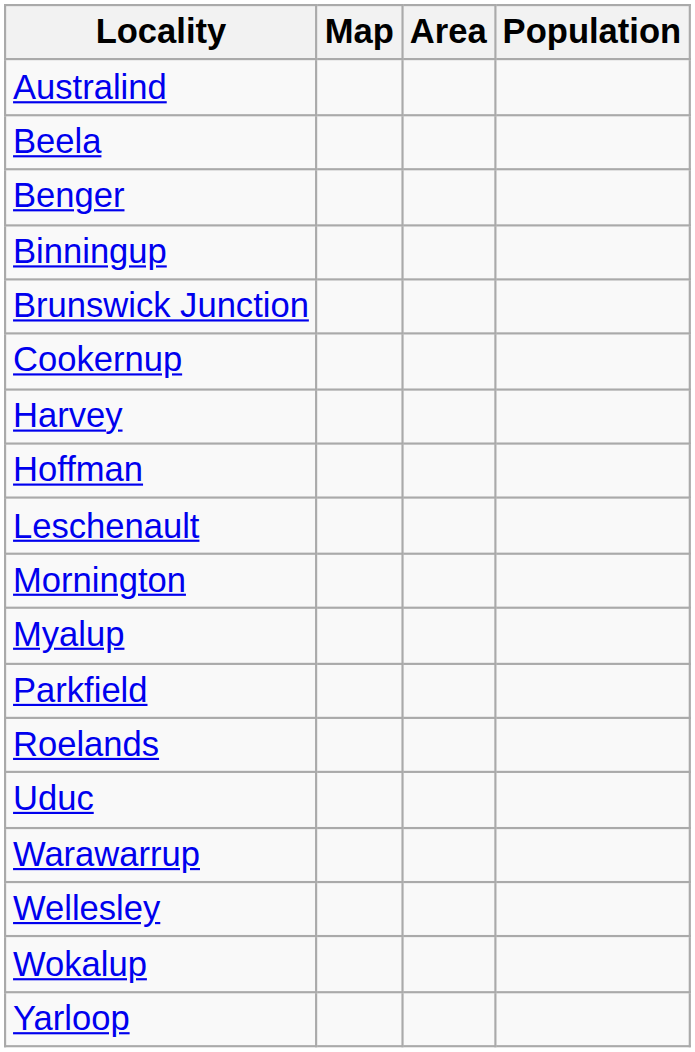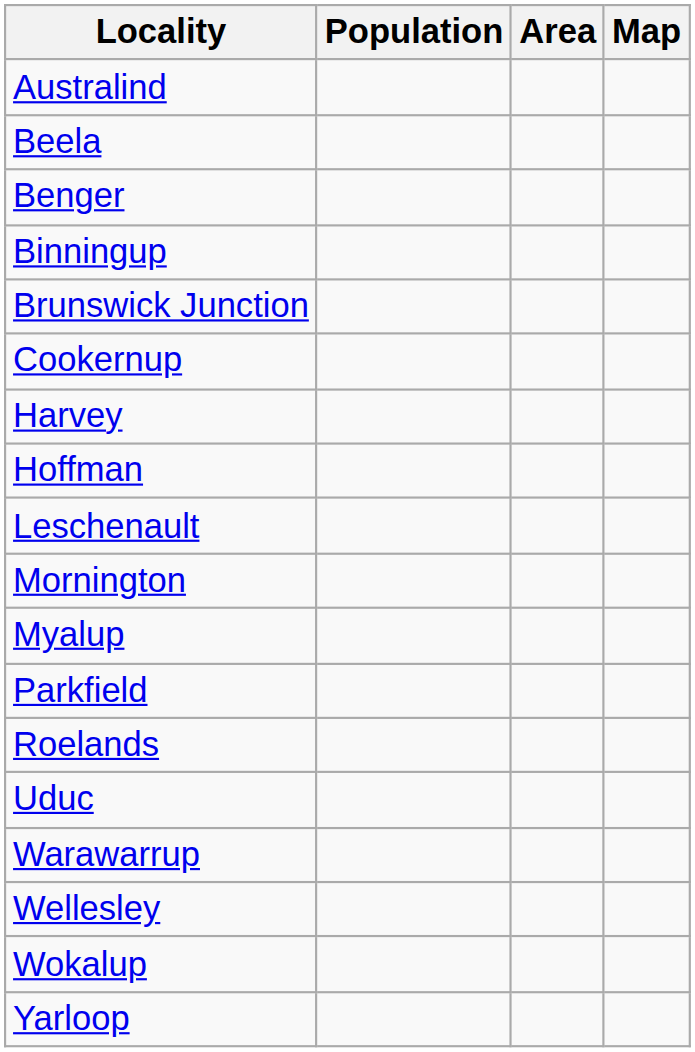columns swapped: (592, 31) <-> (359, 31)
